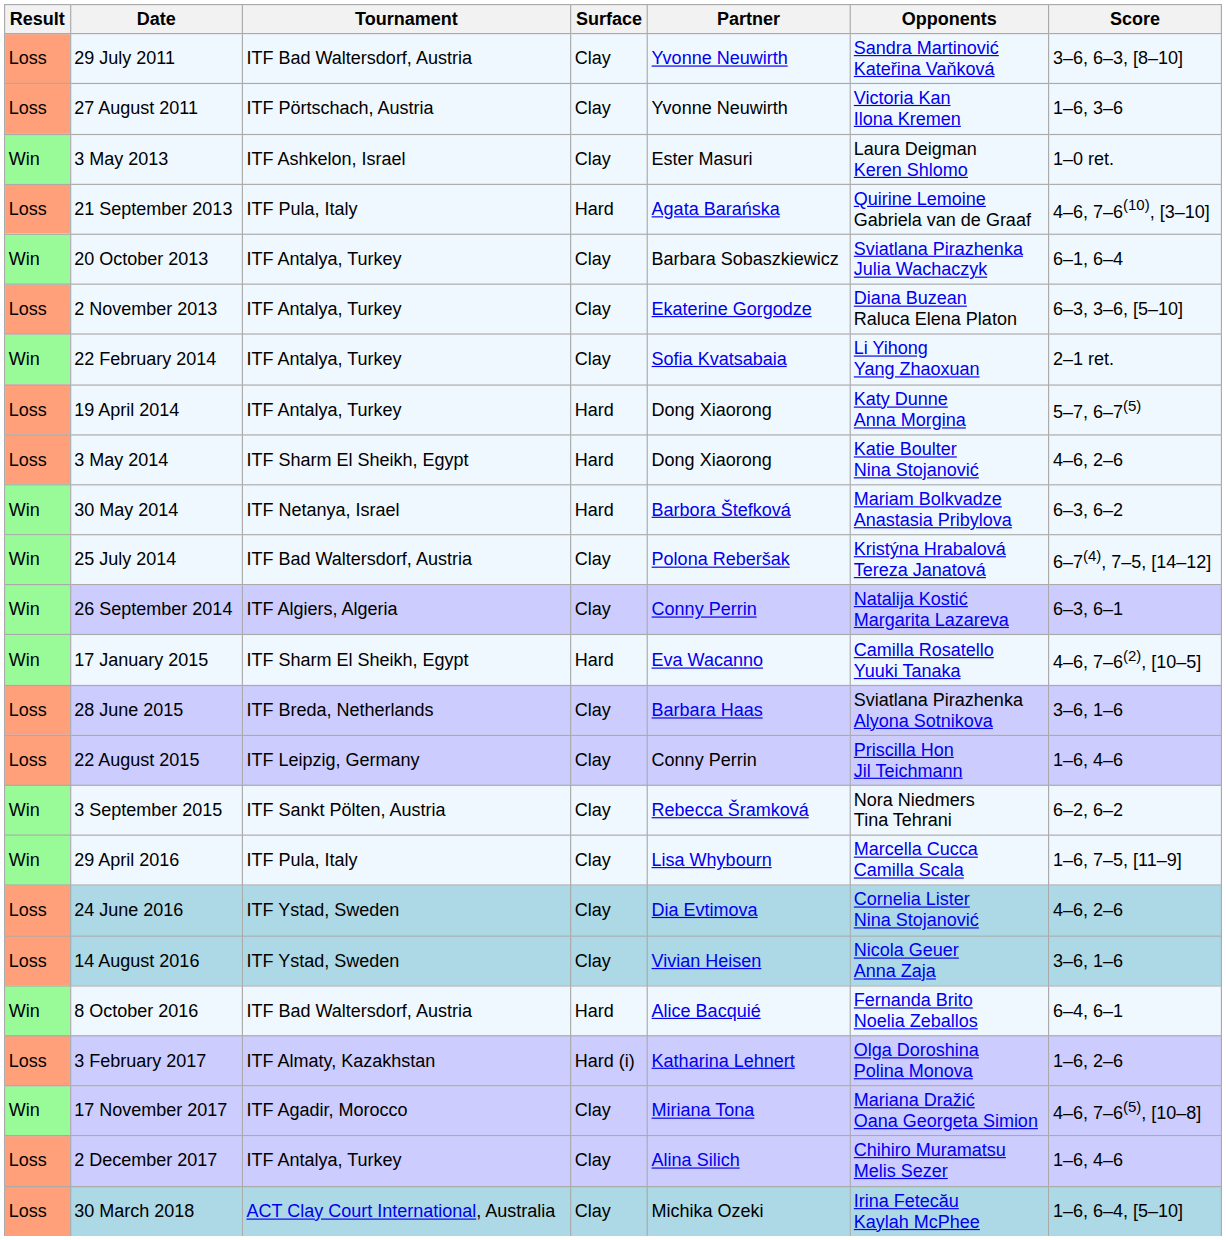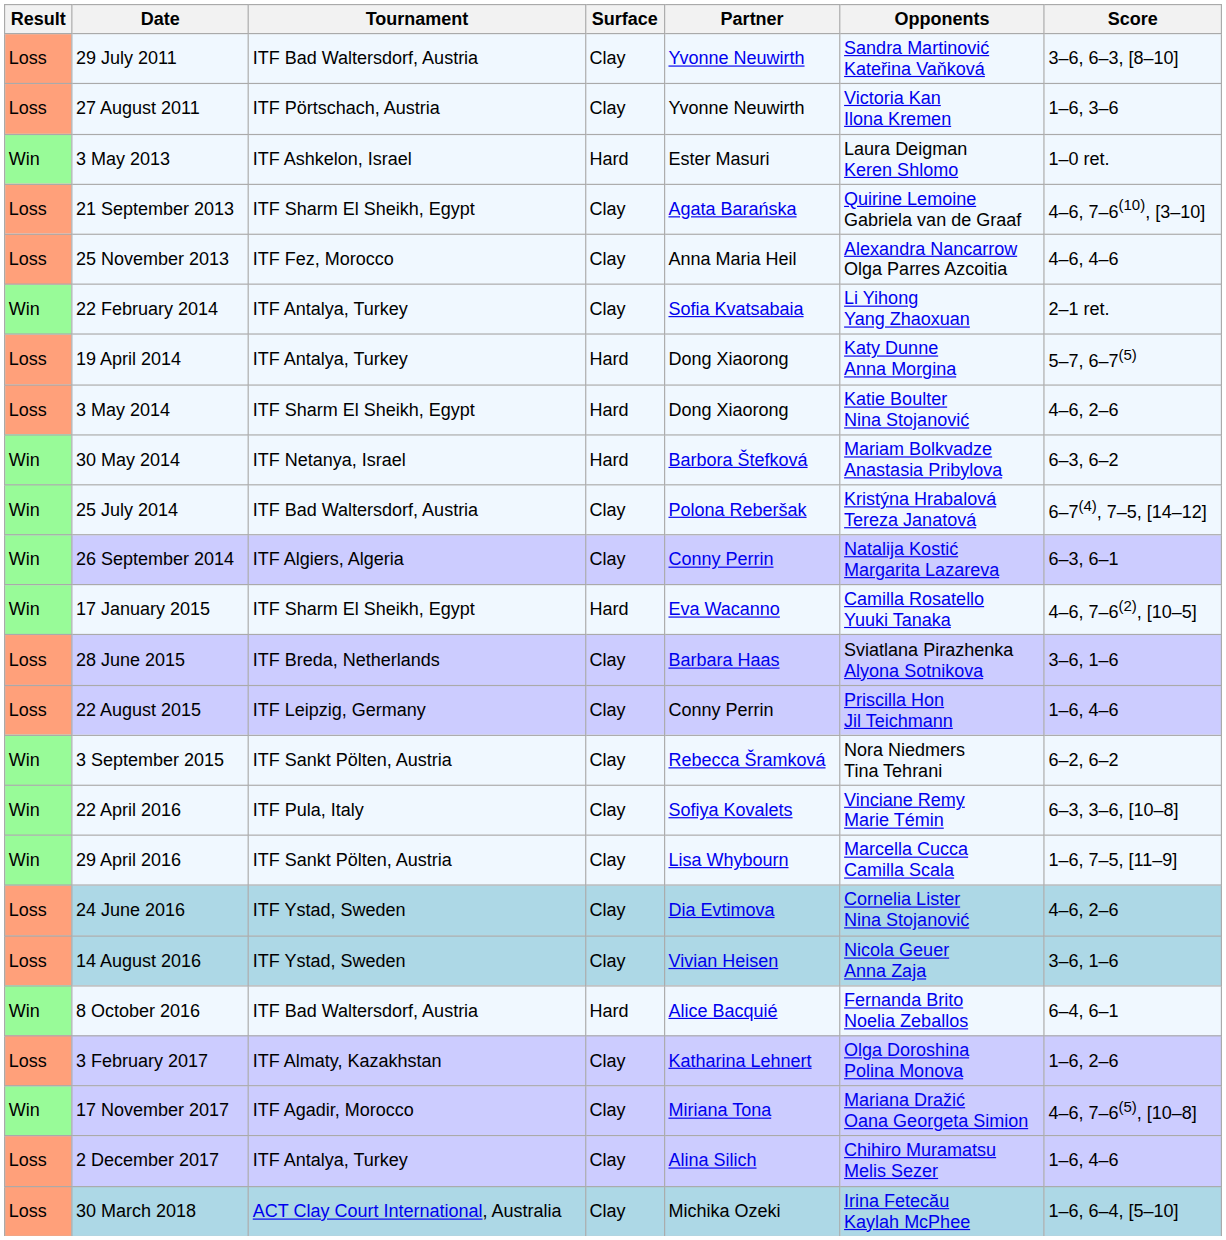(593, 158) Clay -> (609, 158) Hard
(302, 208) ITF Pula, Italy -> (364, 208) ITF Sharm El Sheikh, Egypt
(594, 208) Hard -> (608, 208) Clay
- row: (141, 258)
- row: (146, 308)
+ row: (153, 258)
+ row: (129, 809)
(302, 859) ITF Pula, Italy -> (352, 859) ITF Sankt Pölten, Austria
(605, 1060) Hard (i) -> (608, 1060) Clay
